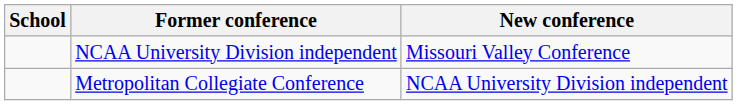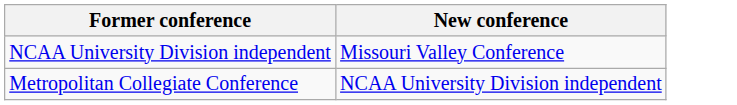- column: (38, 20)
